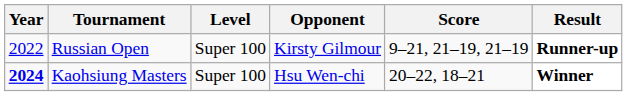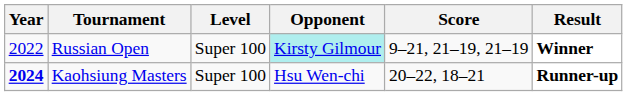(328, 47) no background -> (328, 47) paleturquoise background
(577, 47) Runner-up -> (565, 47) Winner
(565, 76) Winner -> (577, 76) Runner-up
